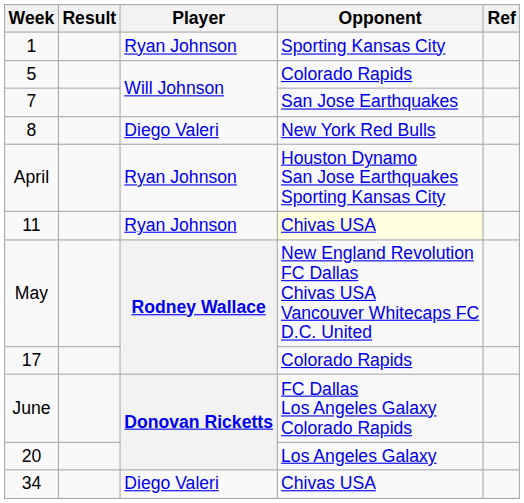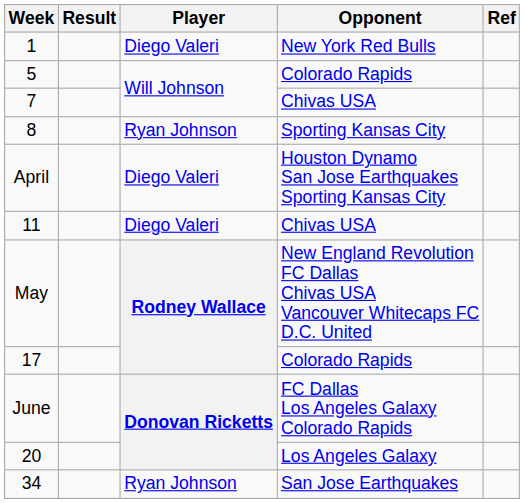(181, 46) Ryan Johnson -> (172, 46) Diego Valeri
(363, 46) Sporting Kansas City -> (358, 46) New York Red Bulls
(370, 102) San Jose Earthquakes -> (328, 102) Chivas USA
(172, 130) Diego Valeri -> (181, 130) Ryan Johnson
(358, 130) New York Red Bulls -> (363, 130) Sporting Kansas City
(181, 177) Ryan Johnson -> (172, 177) Diego Valeri
(181, 225) Ryan Johnson -> (172, 225) Diego Valeri
(328, 225) lightyellow background -> (328, 225) no background
(172, 483) Diego Valeri -> (181, 483) Ryan Johnson
(328, 483) Chivas USA -> (370, 483) San Jose Earthquakes
